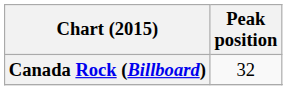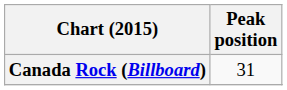(246, 69) 32 -> (246, 69) 31
